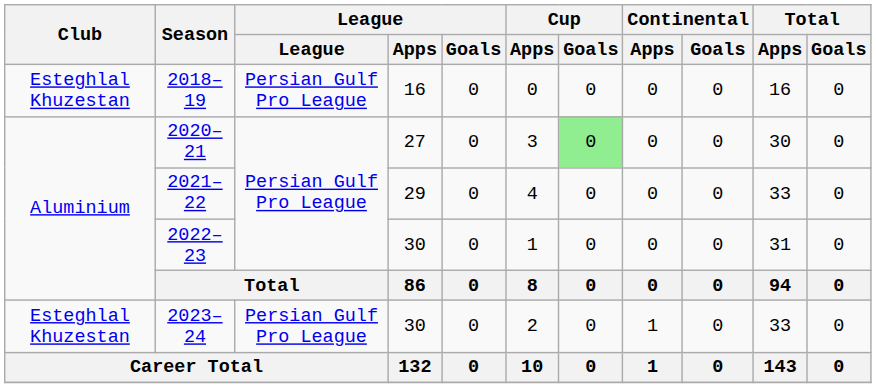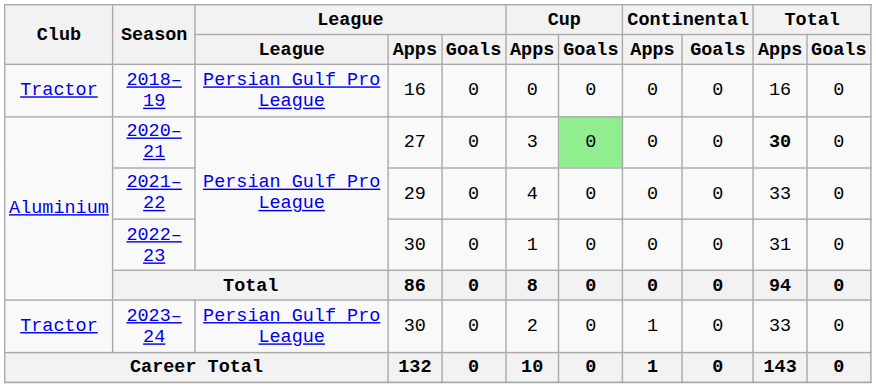(80, 91) Esteghlal Khuzestan -> (59, 91) Tractor
(780, 142) normal -> (780, 142) bold
(80, 326) Esteghlal Khuzestan -> (59, 326) Tractor
